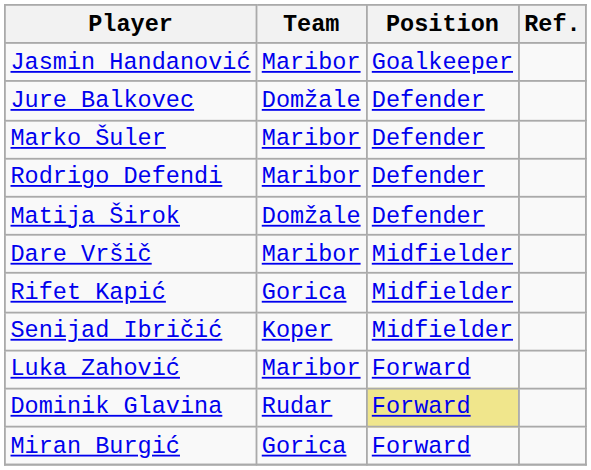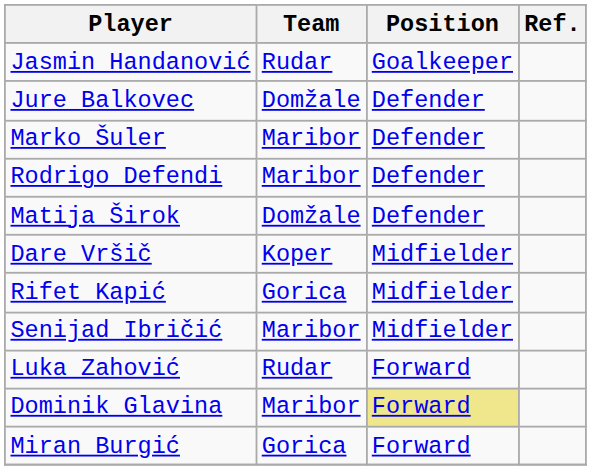(311, 62) Maribor -> (297, 62) Rudar
(311, 254) Maribor -> (297, 254) Koper
(297, 331) Koper -> (311, 331) Maribor
(311, 369) Maribor -> (297, 369) Rudar
(297, 408) Rudar -> (311, 408) Maribor
